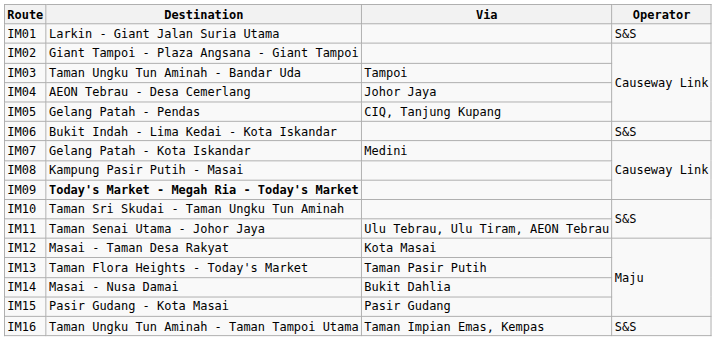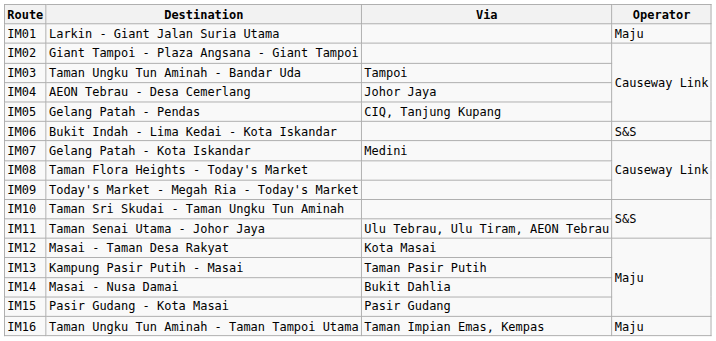(626, 34) S&S -> (629, 34) Maju
(146, 170) Kampung Pasir Putih - Masai -> (179, 170) Taman Flora Heights - Today's Market
(204, 190) bold -> (204, 190) normal
(179, 268) Taman Flora Heights - Today's Market -> (146, 268) Kampung Pasir Putih - Masai
(626, 326) S&S -> (629, 326) Maju
